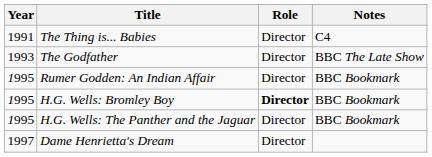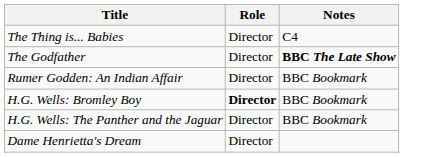- column: (21, 15)
(369, 57) normal -> (339, 57) bold
